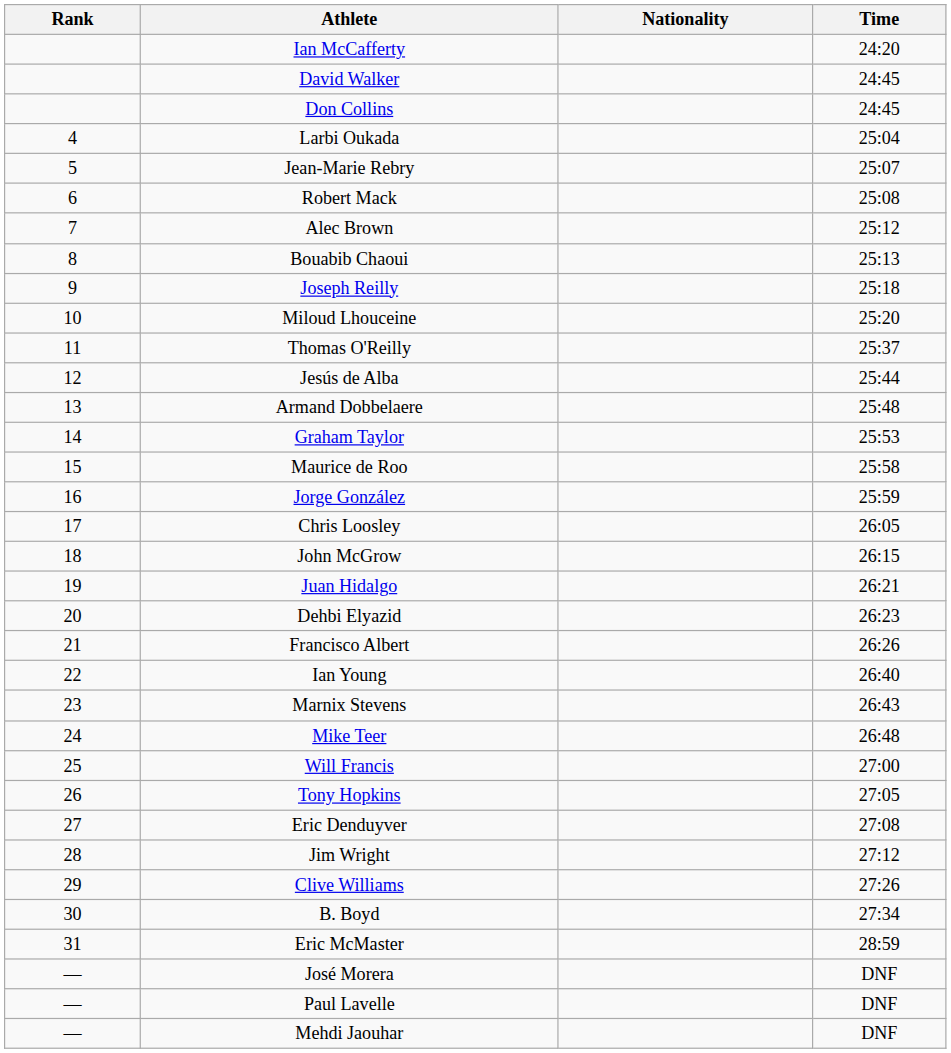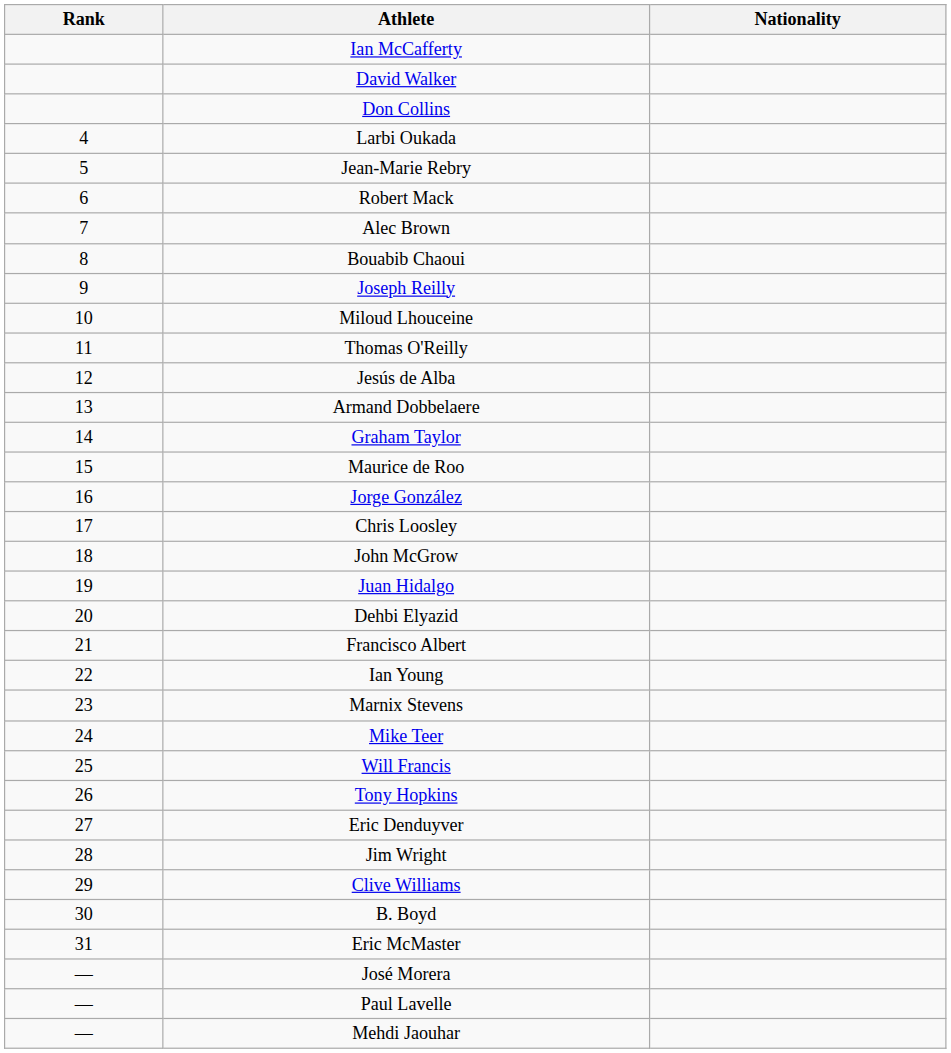- column: (879, 19)
